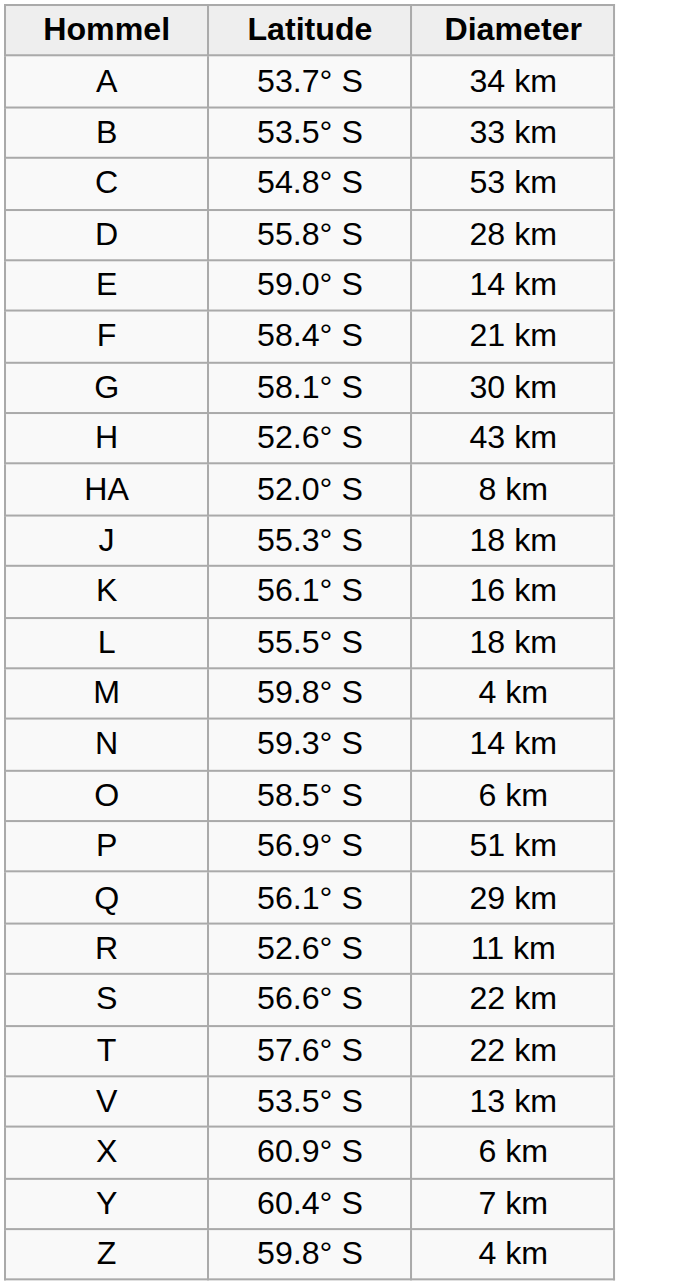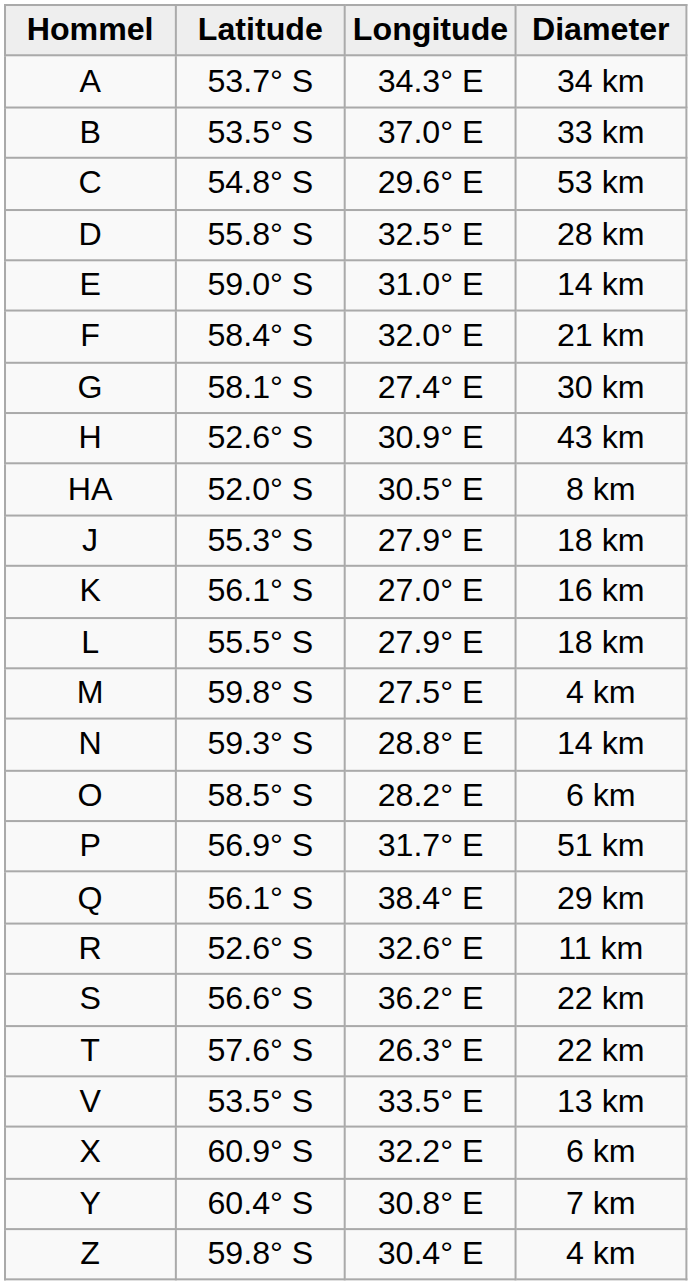+ column: (431, 30)
